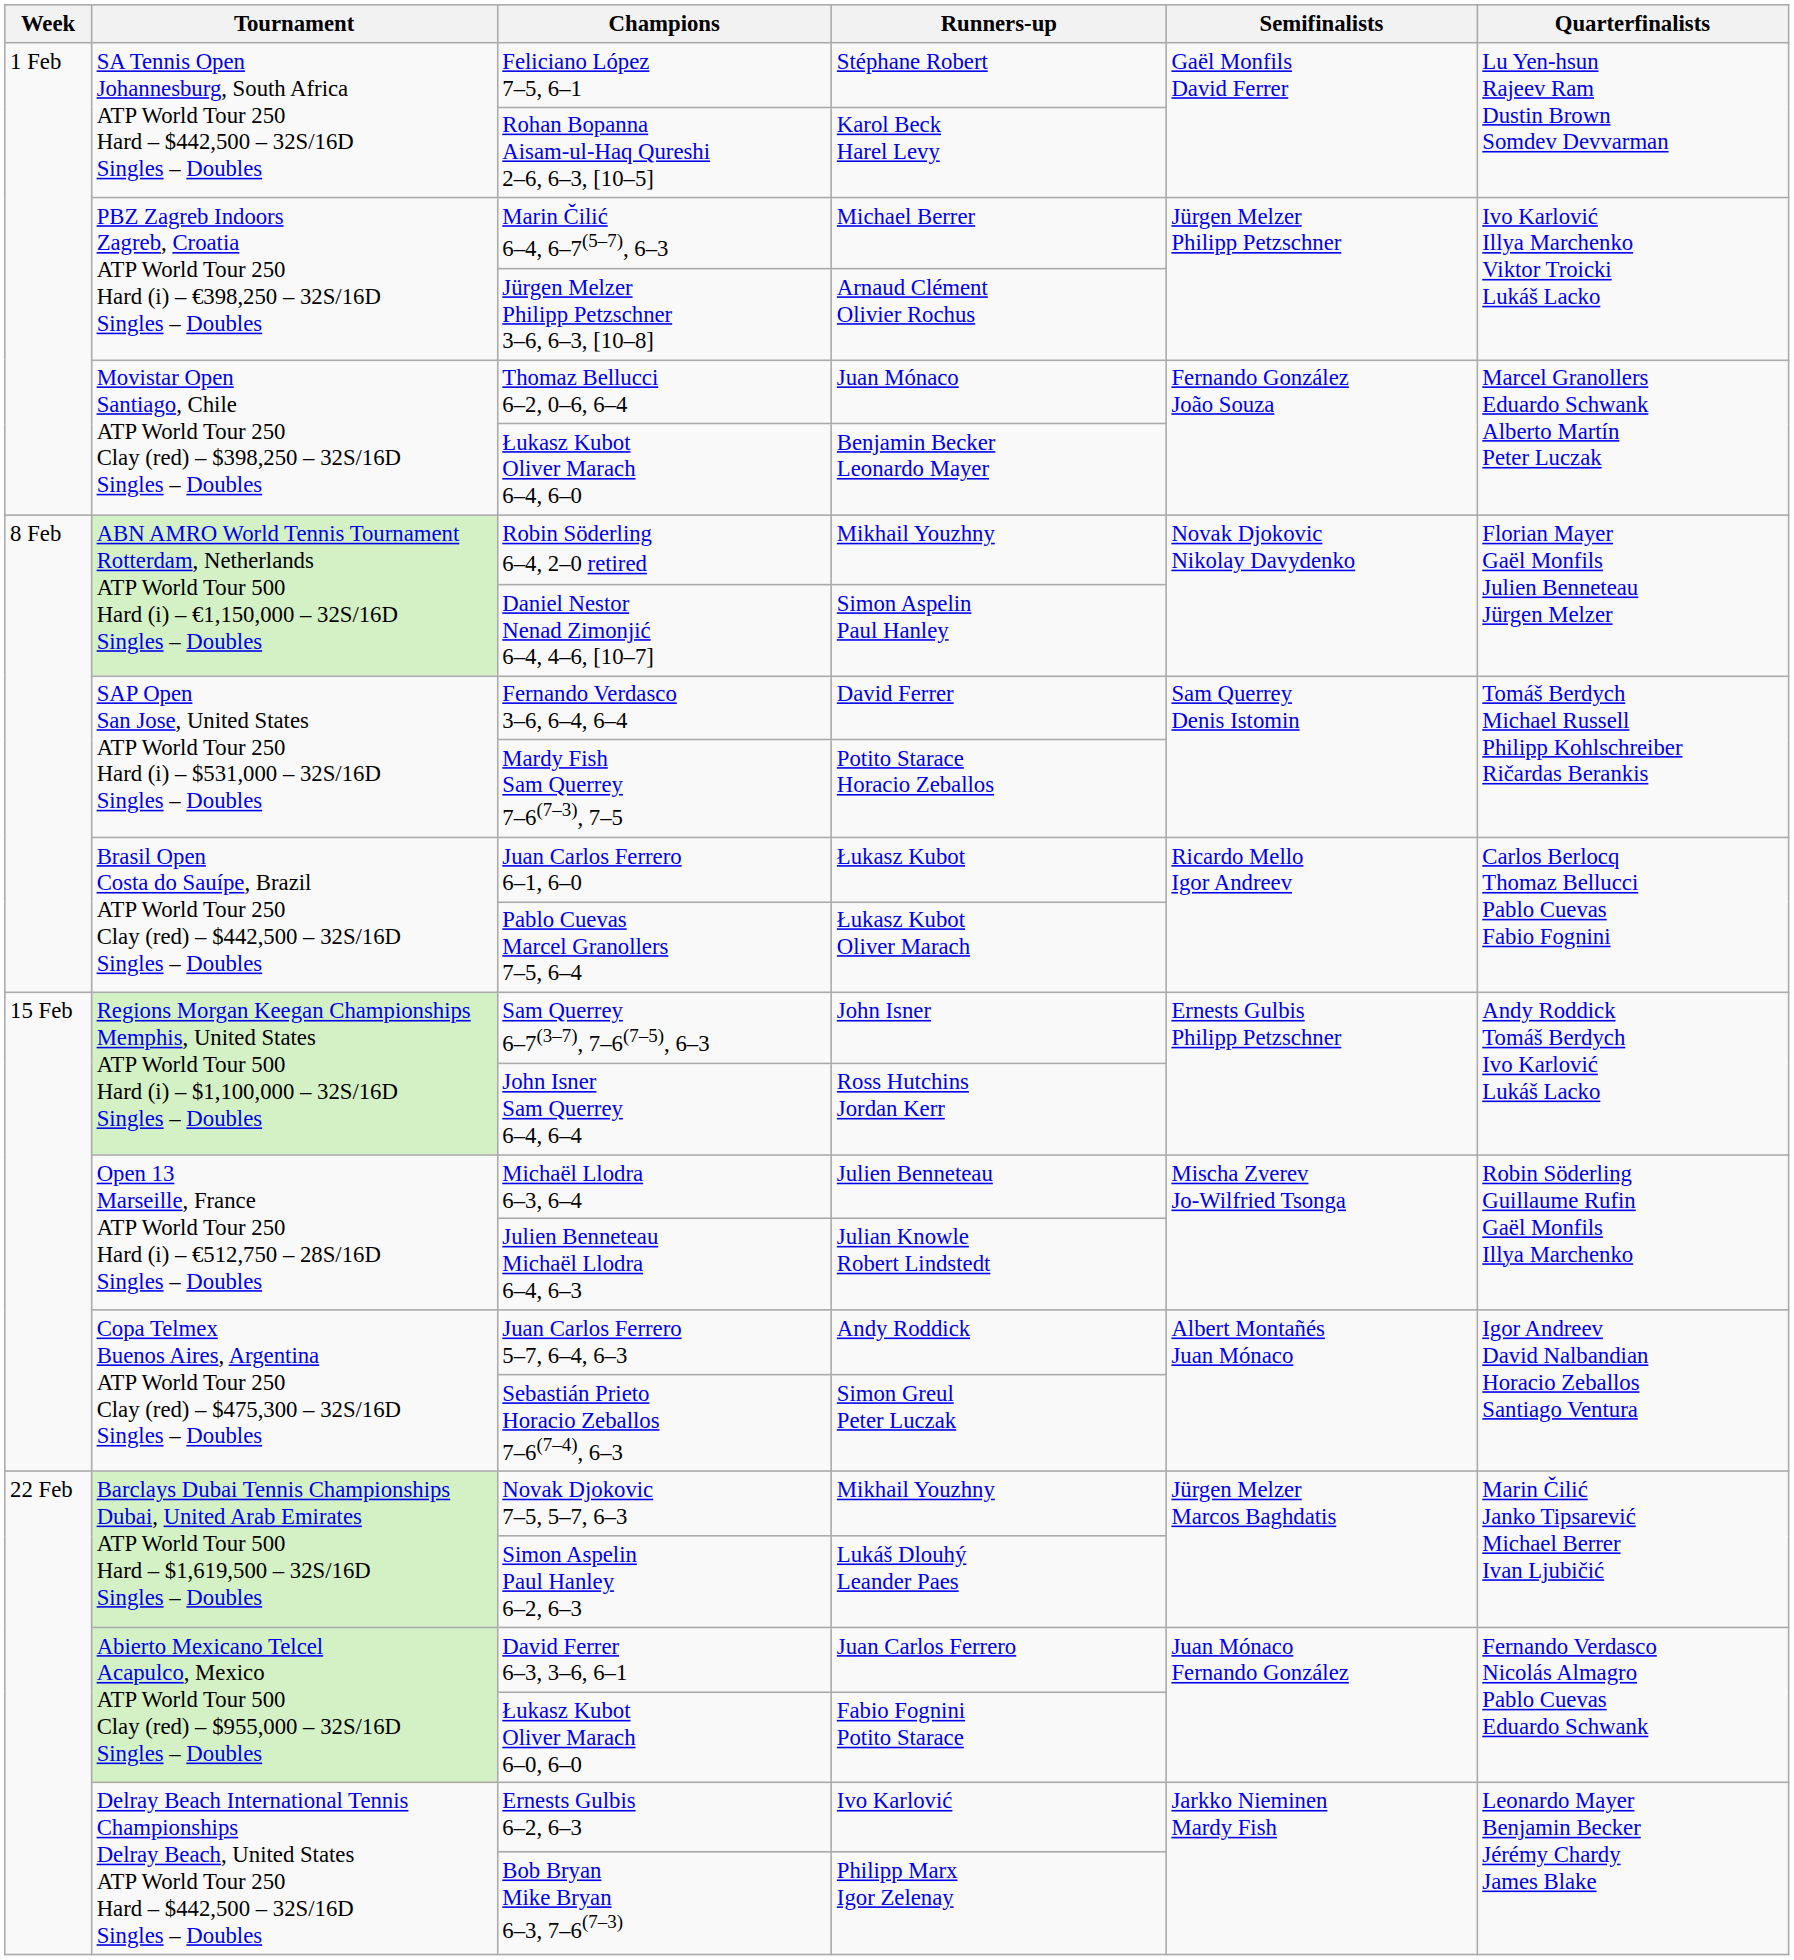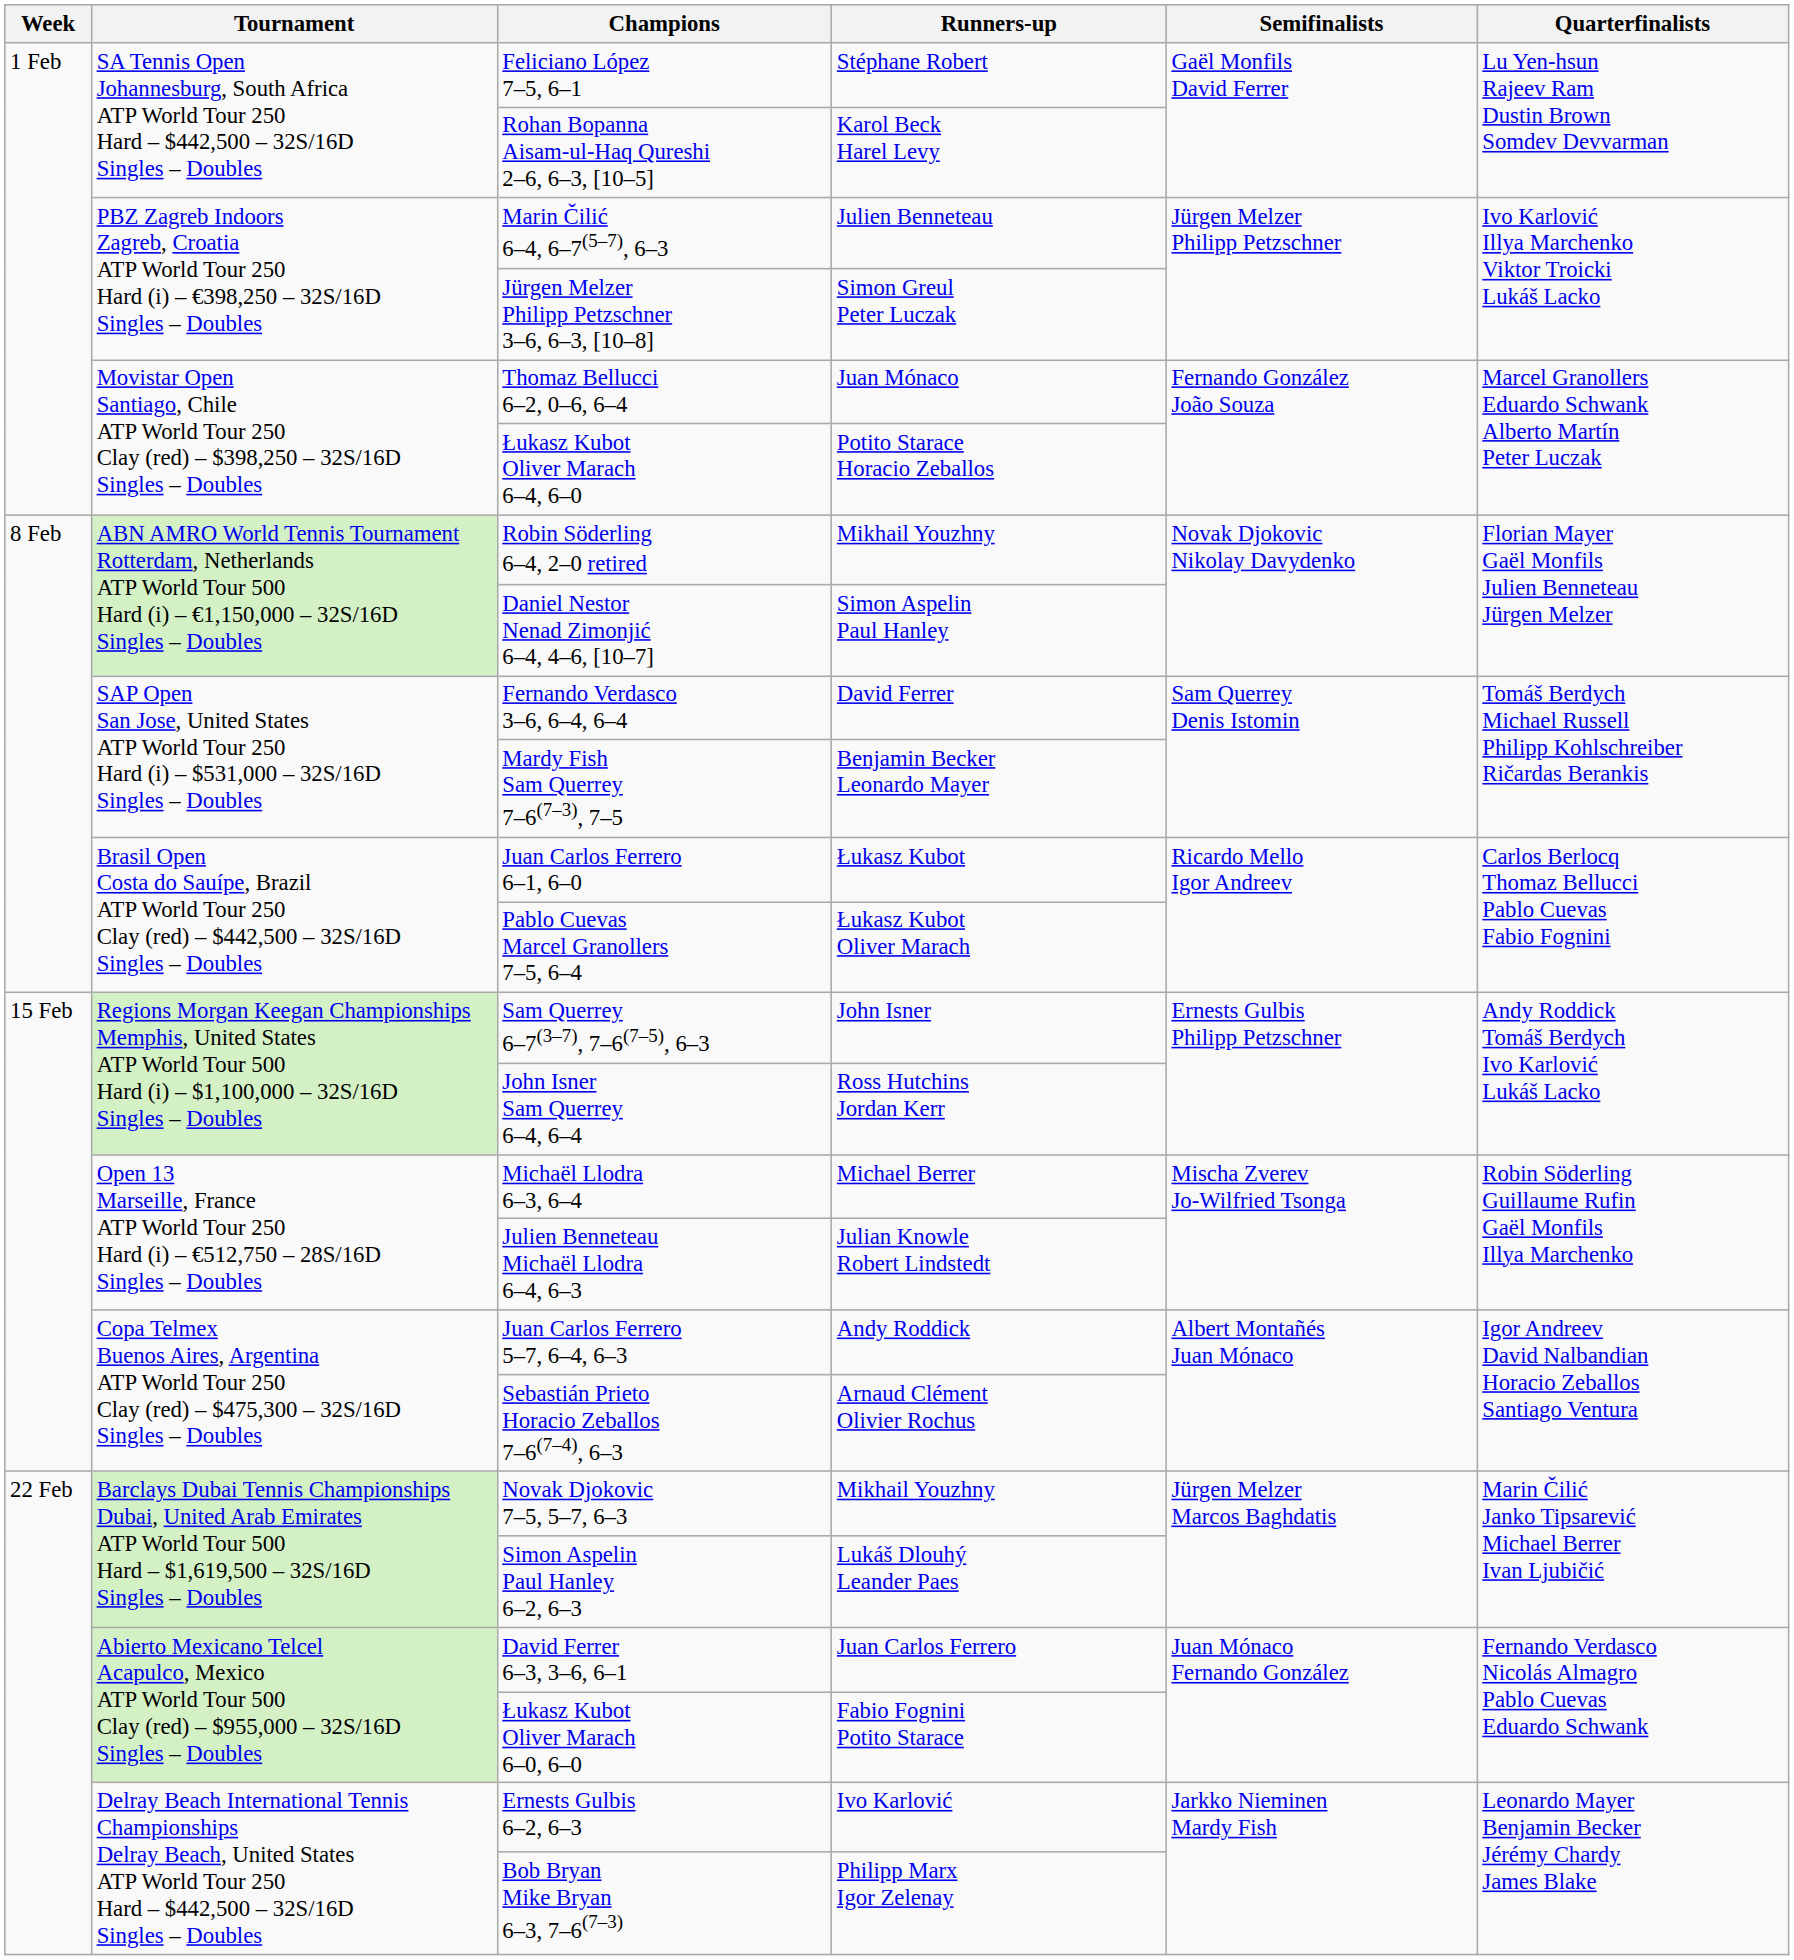(906, 216) Michael Berrer -> (915, 216) Julien Benneteau
(912, 300) Arnaud Clément Olivier Rochus -> (897, 300) Simon Greul Peter Luczak
(916, 456) Benjamin Becker Leonardo Mayer -> (915, 456) Potito Starace Horacio Zeballos
(915, 772) Potito Starace Horacio Zeballos -> (916, 772) Benjamin Becker Leonardo Mayer
(915, 1173) Julien Benneteau -> (906, 1173) Michael Berrer
(897, 1406) Simon Greul Peter Luczak -> (912, 1406) Arnaud Clément Olivier Rochus
